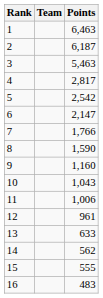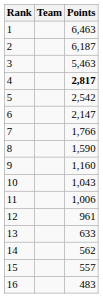(83, 81) normal -> (83, 81) bold
(87, 268) 555 -> (87, 268) 557
